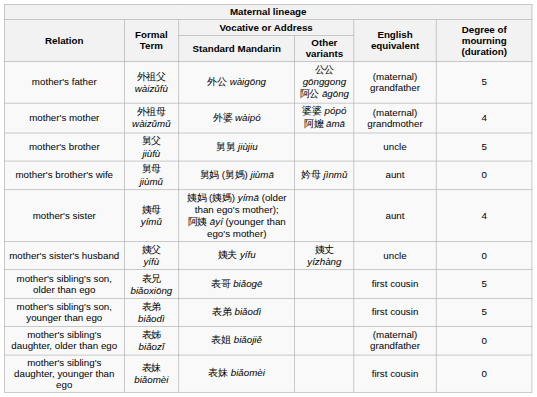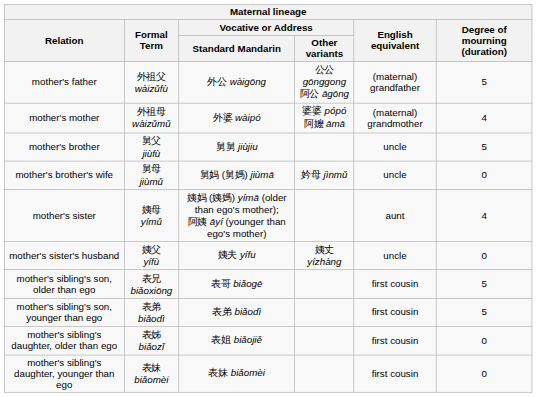(395, 175) aunt -> (395, 175) uncle
(395, 340) (maternal) grandfather -> (395, 340) first cousin
